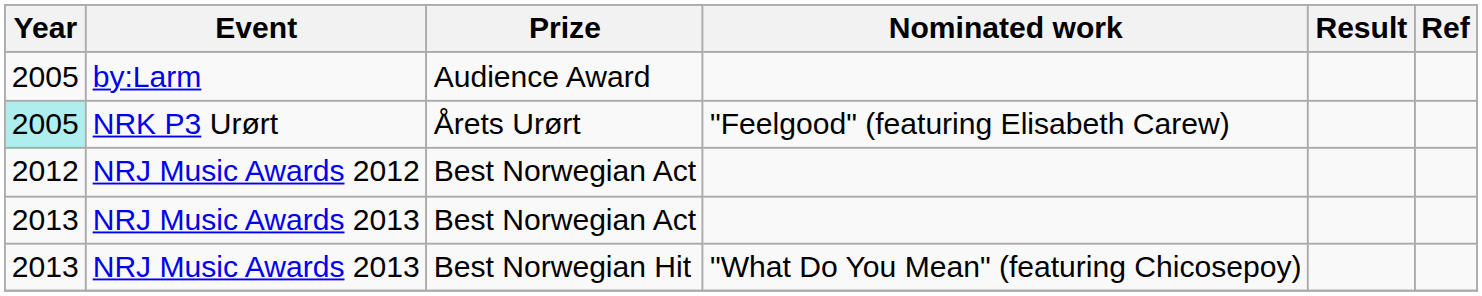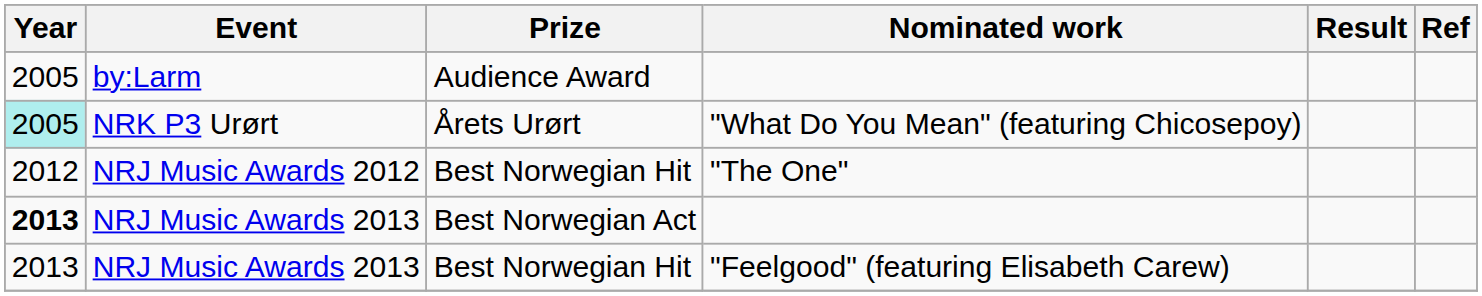(970, 123) "Feelgood" (featuring Elisabeth Carew) -> (1006, 123) "What Do You Mean" (featuring Chicosepoy)
- row: (256, 171)
+ row: (256, 171)
(45, 219) normal -> (45, 219) bold
(1006, 266) "What Do You Mean" (featuring Chicosepoy) -> (970, 266) "Feelgood" (featuring Elisabeth Carew)
